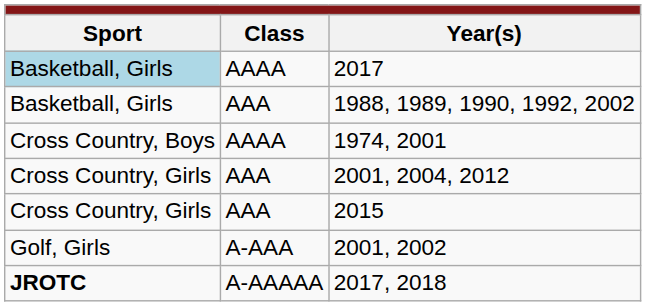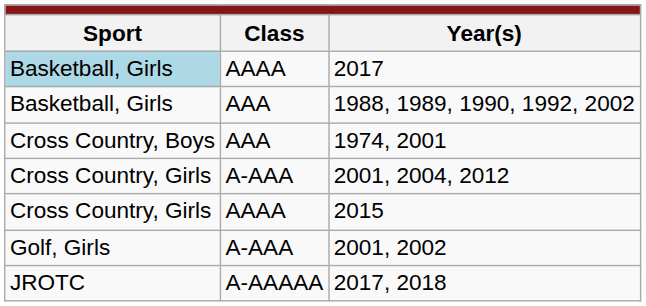(256, 140) AAAA -> (248, 140) AAA
(248, 175) AAA -> (259, 175) A-AAA
(248, 211) AAA -> (256, 211) AAAA
(48, 283) bold -> (48, 283) normal
